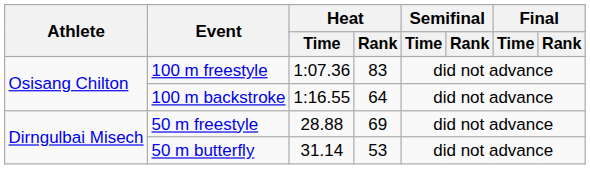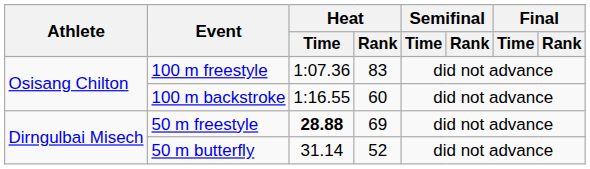(378, 97) 64 -> (378, 97) 60
(322, 124) normal -> (322, 124) bold
(378, 151) 53 -> (378, 151) 52
